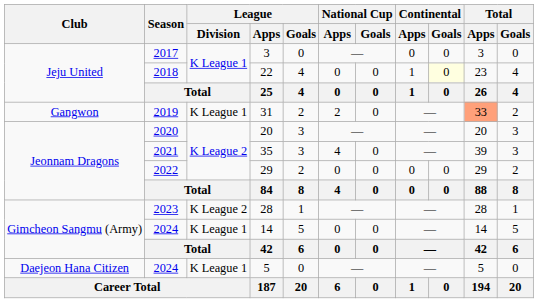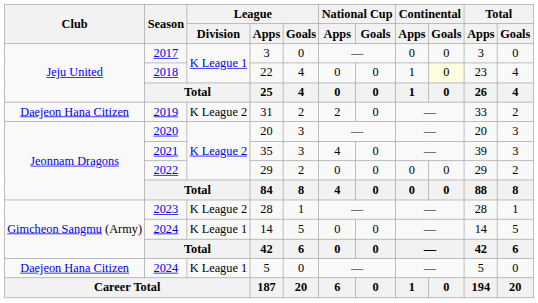(75, 111) Gangwon -> (75, 111) Daejeon Hana Citizen
(218, 111) K League 1 -> (218, 111) K League 2
(481, 111) lightsalmon background -> (481, 111) no background
